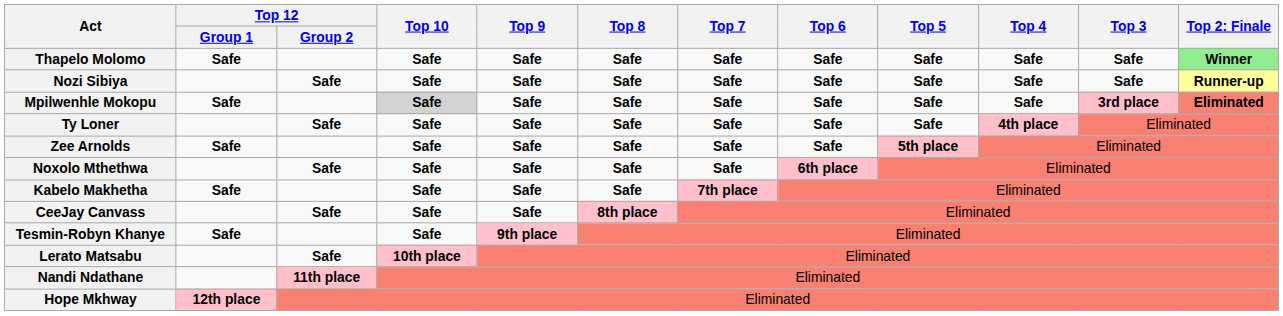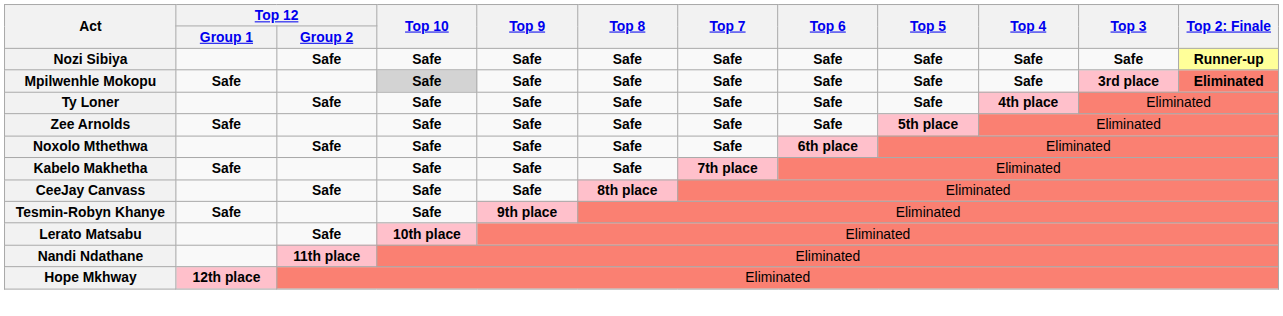- row: (90, 59)
